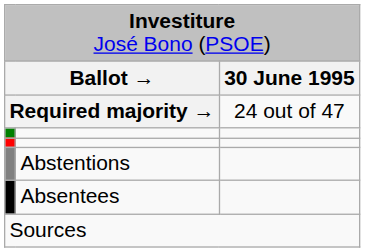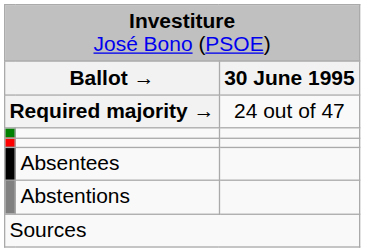rows swapped: (10, 164) <-> (10, 197)
